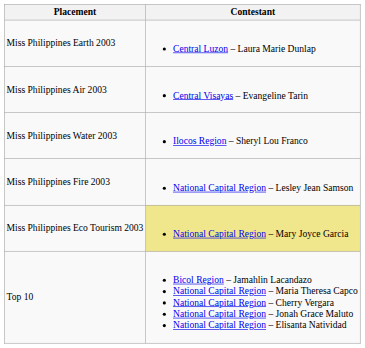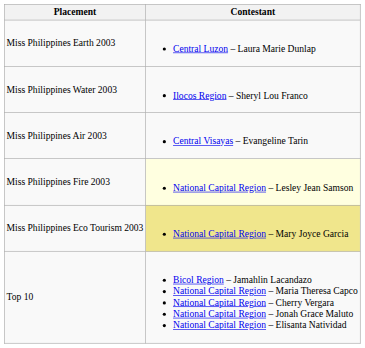rows swapped: (57, 89) <-> (62, 136)
(253, 188) no background -> (253, 188) lightyellow background
